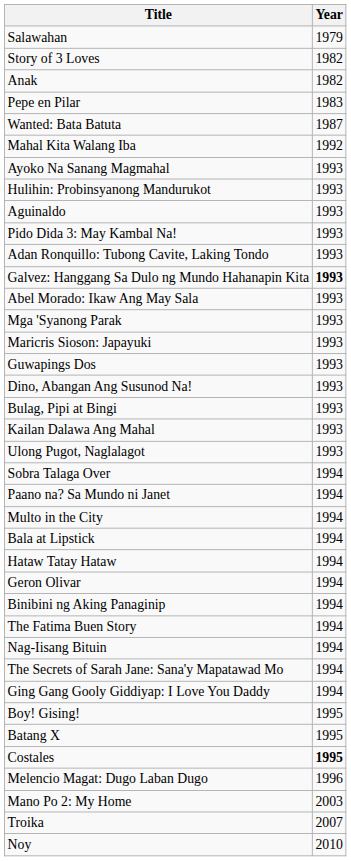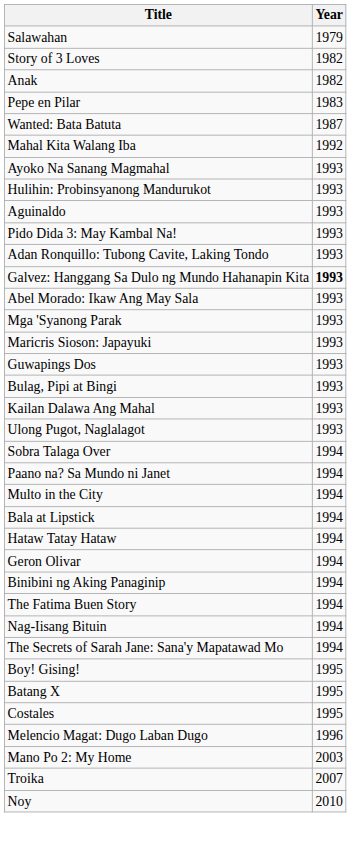- row: (100, 386)
- row: (139, 691)
(329, 757) bold -> (329, 713) normal
